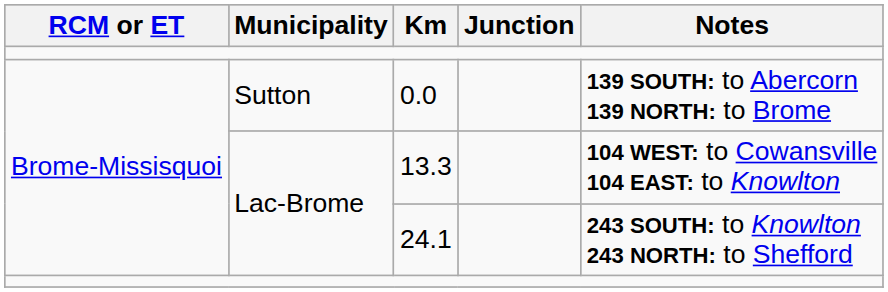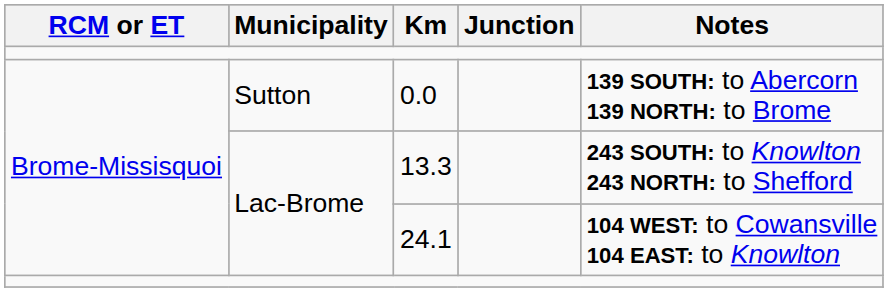(732, 166) 104 WEST: to Cowansville 104 EAST: to Knowlton -> (724, 166) 243 SOUTH: to Knowlton 243 NORTH: to Shefford
(724, 238) 243 SOUTH: to Knowlton 243 NORTH: to Shefford -> (732, 238) 104 WEST: to Cowansville 104 EAST: to Knowlton
